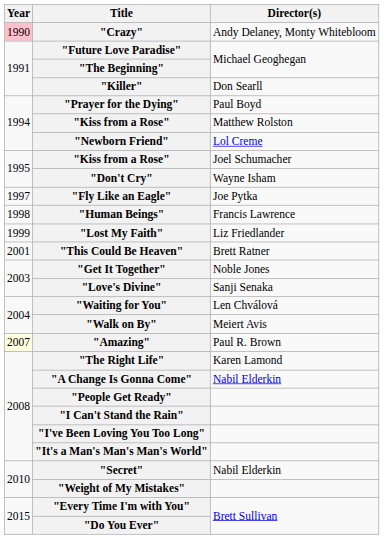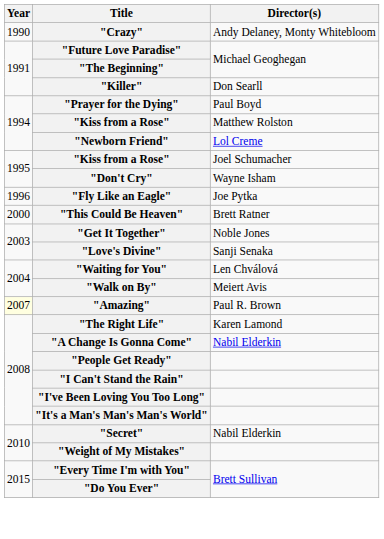(19, 31) pink background -> (19, 31) no background
(19, 196) 1997 -> (19, 196) 1996
- row: (122, 214)
- row: (122, 232)
(19, 251) 2001 -> (19, 214) 2000
